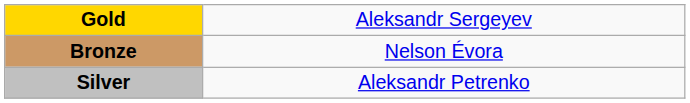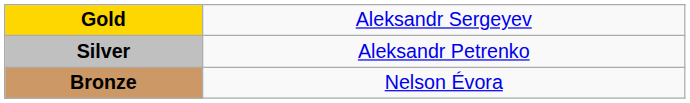rows swapped: (103, 82) <-> (103, 51)
